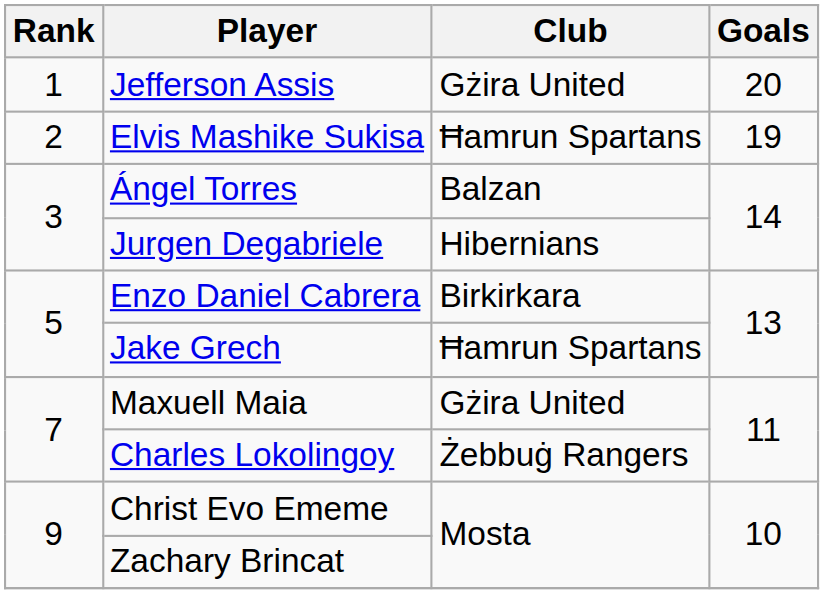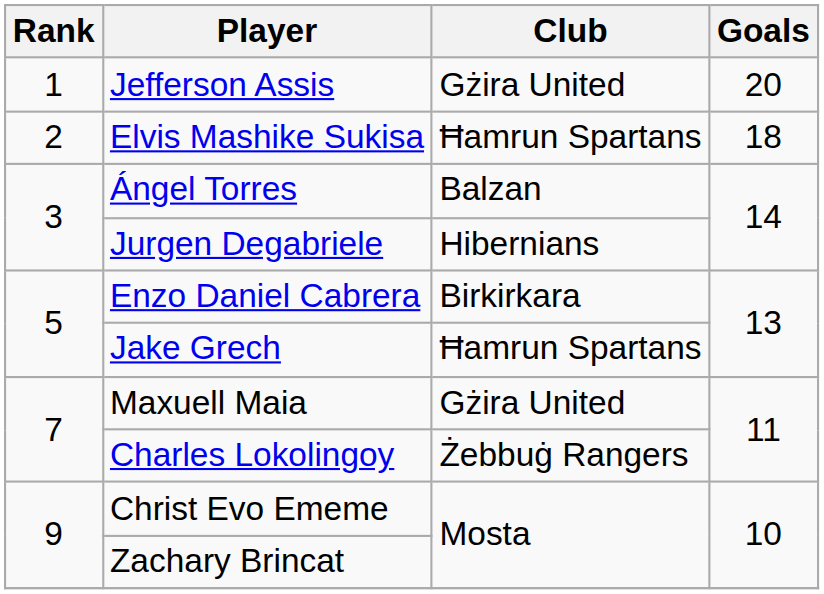(763, 137) 19 -> (763, 137) 18
